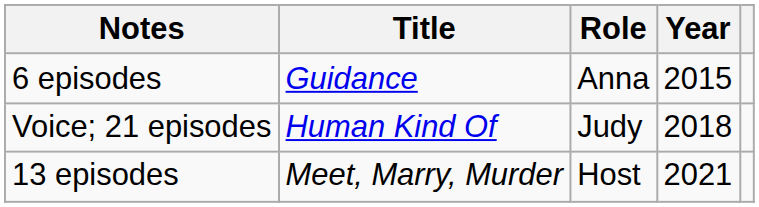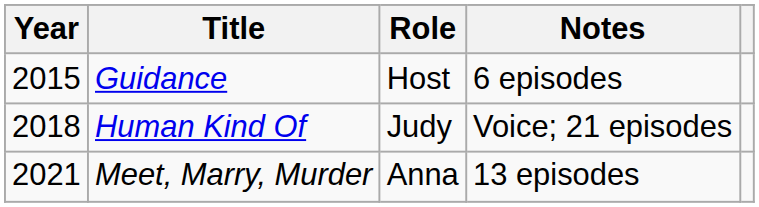columns swapped: (698, 28) <-> (142, 28)
(613, 77) Anna -> (418, 77) Host
(609, 175) Host -> (423, 175) Anna
